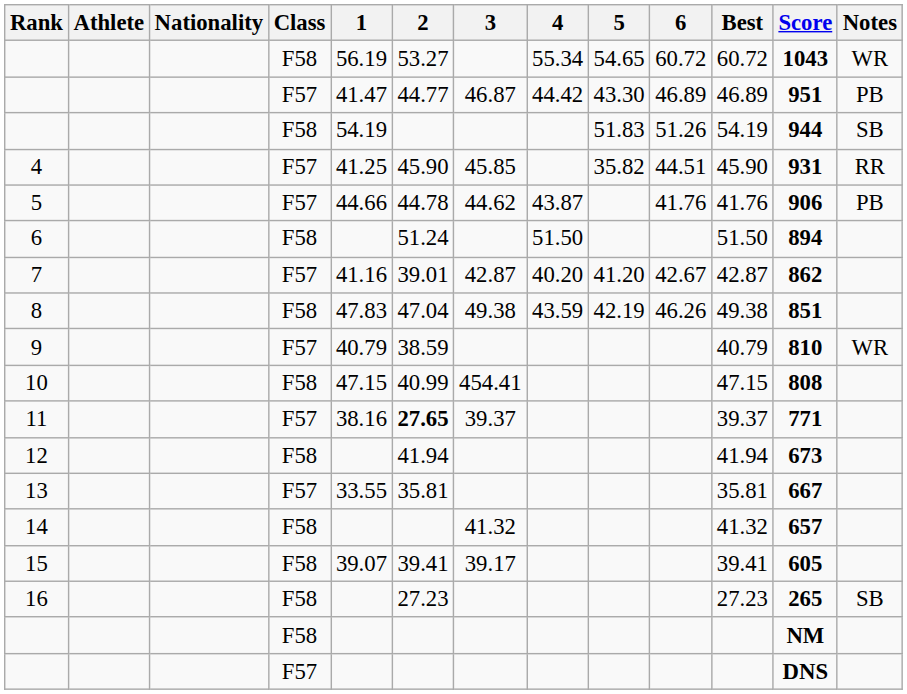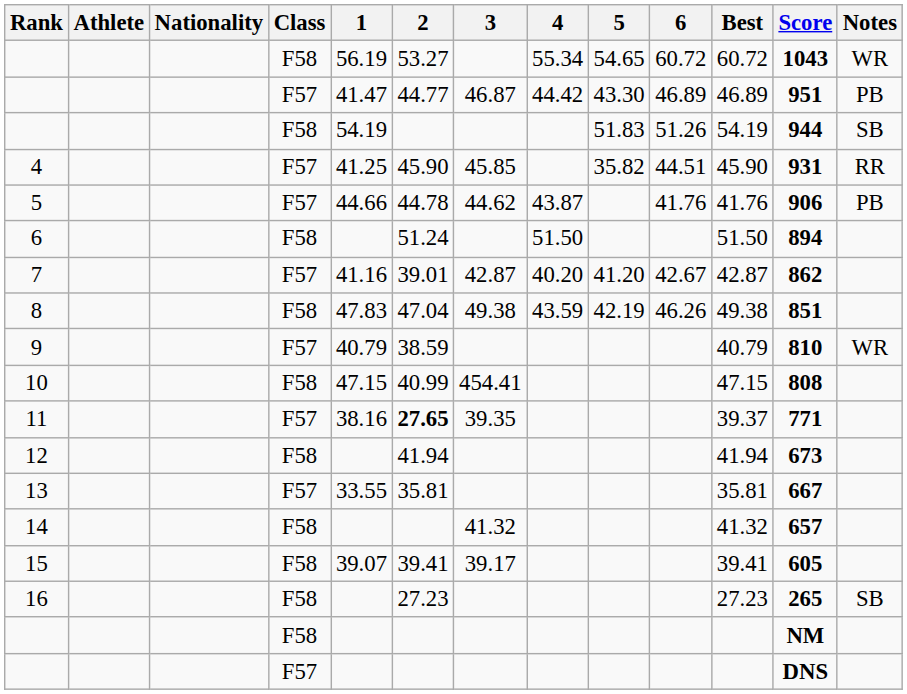(490, 418) 39.37 -> (490, 418) 39.35
